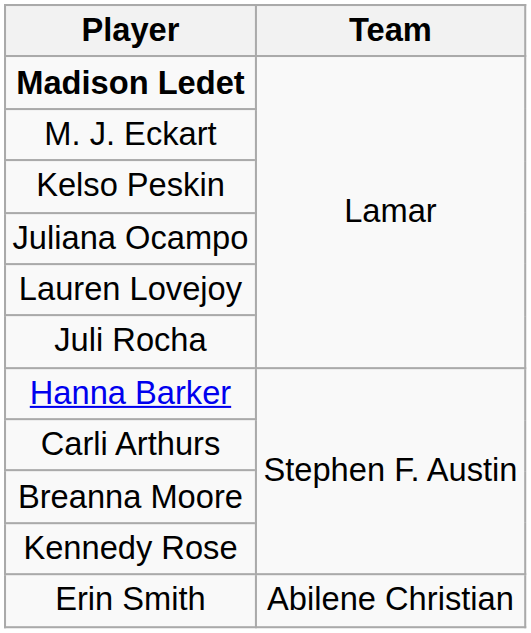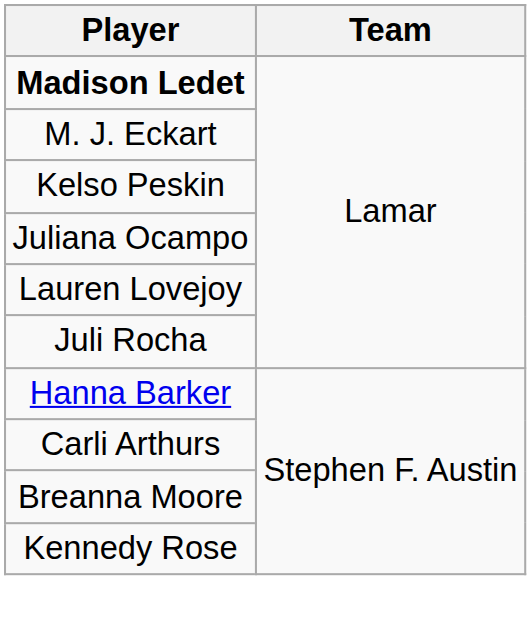- row: (130, 599)
